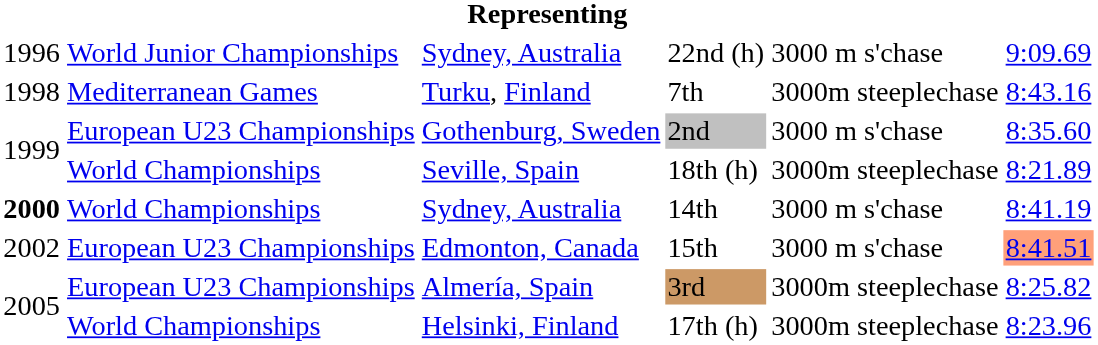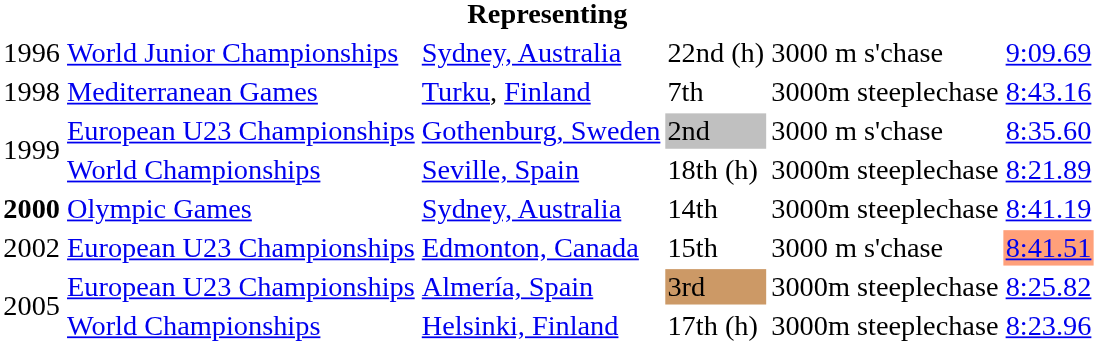(194, 208) World Championships -> (159, 208) Olympic Games
(857, 208) 3000 m s'chase -> (885, 208) 3000m steeplechase
